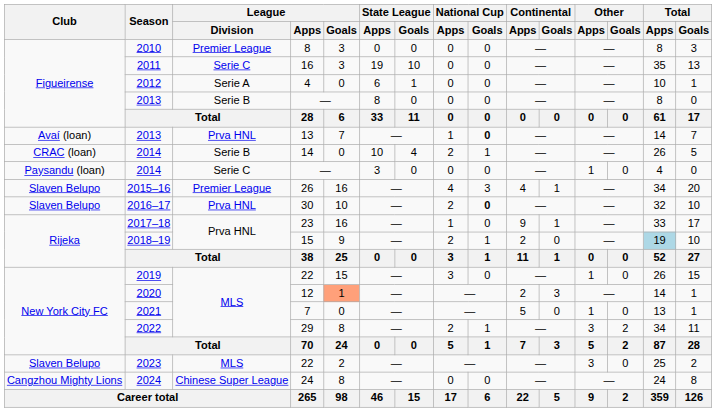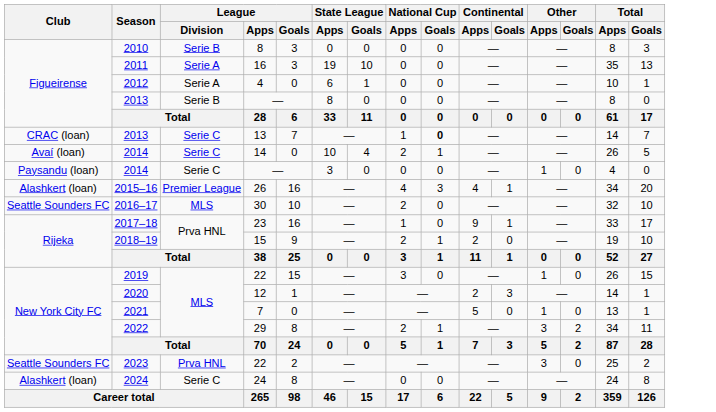(232, 48) Premier League -> (202, 48) Serie B
(232, 65) Serie C -> (202, 65) Serie A
(65, 135) Avaí (loan) -> (58, 135) CRAC (loan)
(232, 135) Prva HNL -> (202, 135) Serie C
(65, 153) CRAC (loan) -> (58, 153) Avaí (loan)
(232, 153) Serie B -> (202, 153) Serie C
(65, 188) Slaven Belupo -> (58, 188) Alashkert (loan)
(65, 205) Slaven Belupo -> (58, 205) Seattle Sounders FC
(232, 205) Prva HNL -> (202, 205) MLS
(487, 205) bold -> (440, 205) normal
(660, 240) lightblue background -> (612, 240) no background
(341, 293) lightsalmon background -> (294, 293) no background
(65, 363) Slaven Belupo -> (58, 363) Seattle Sounders FC
(232, 363) MLS -> (202, 363) Prva HNL
(65, 380) Cangzhou Mighty Lions -> (58, 380) Alashkert (loan)
(232, 380) Chinese Super League -> (202, 380) Serie C
